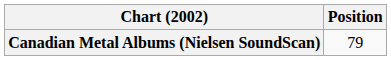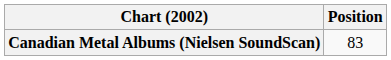(355, 42) 79 -> (355, 42) 83
